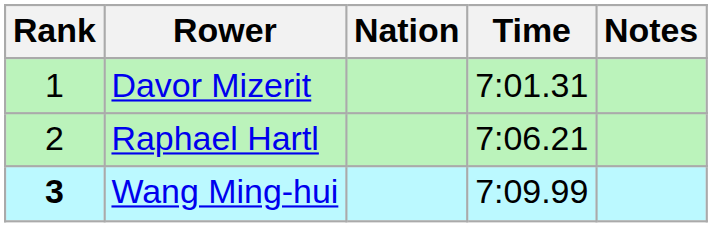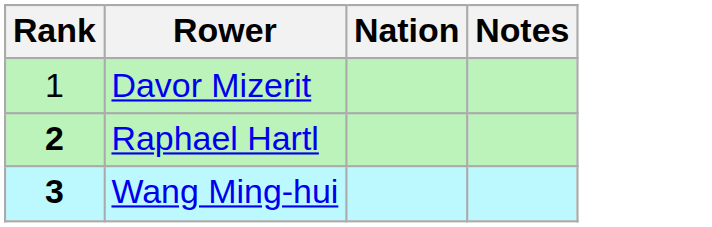- column: (532, 31)
(54, 138) normal -> (54, 138) bold
